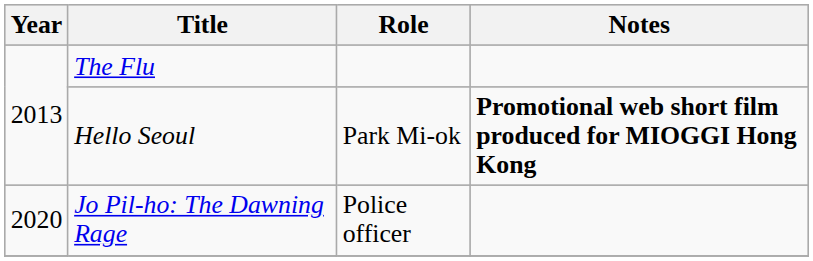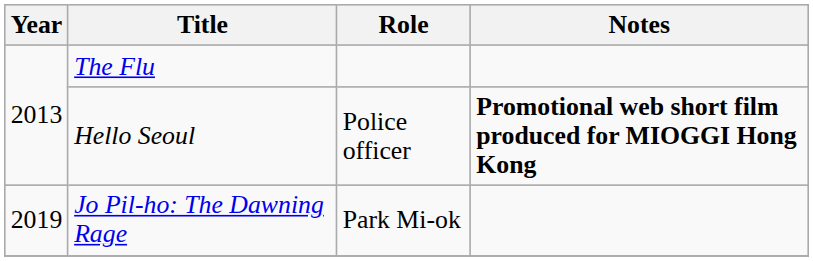(402, 135) Park Mi-ok -> (377, 135) Police officer
(37, 219) 2020 -> (37, 219) 2019
(377, 219) Police officer -> (402, 219) Park Mi-ok
